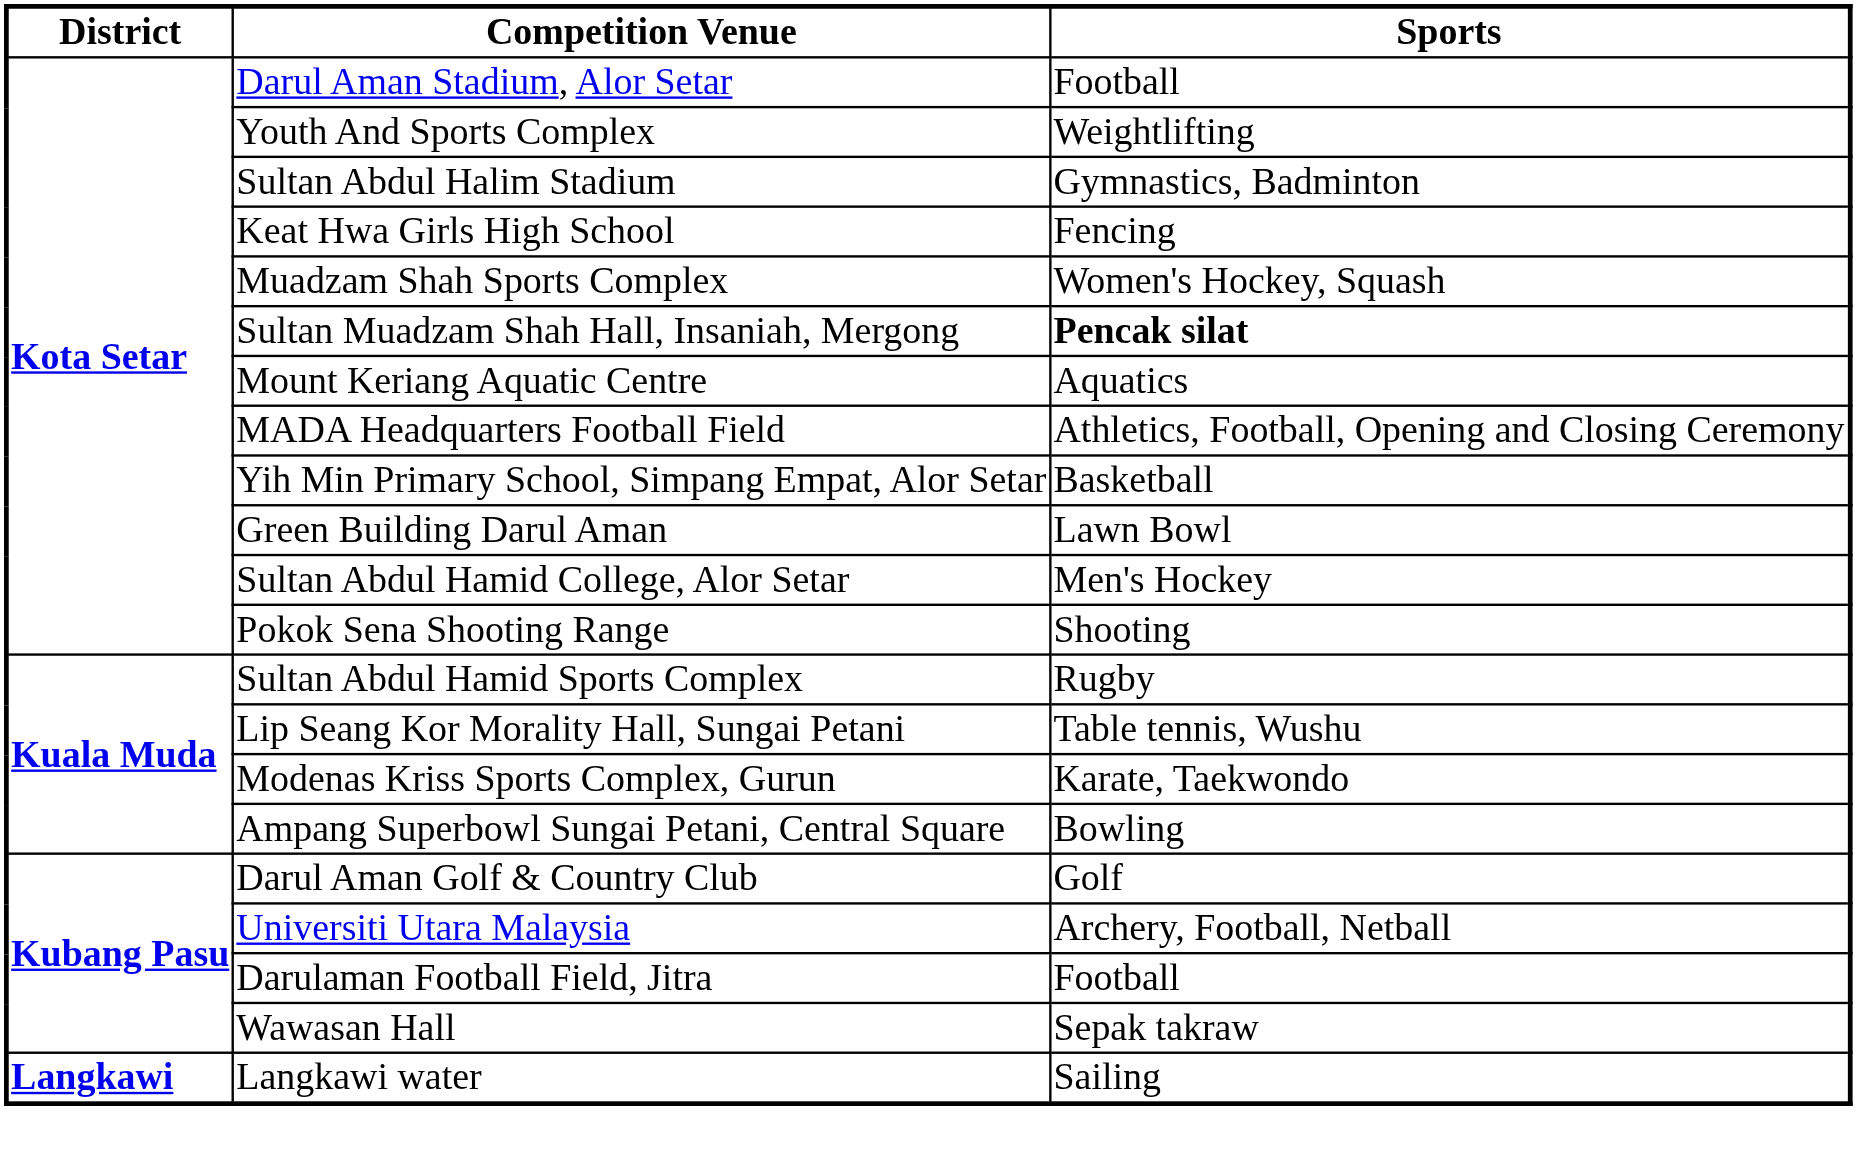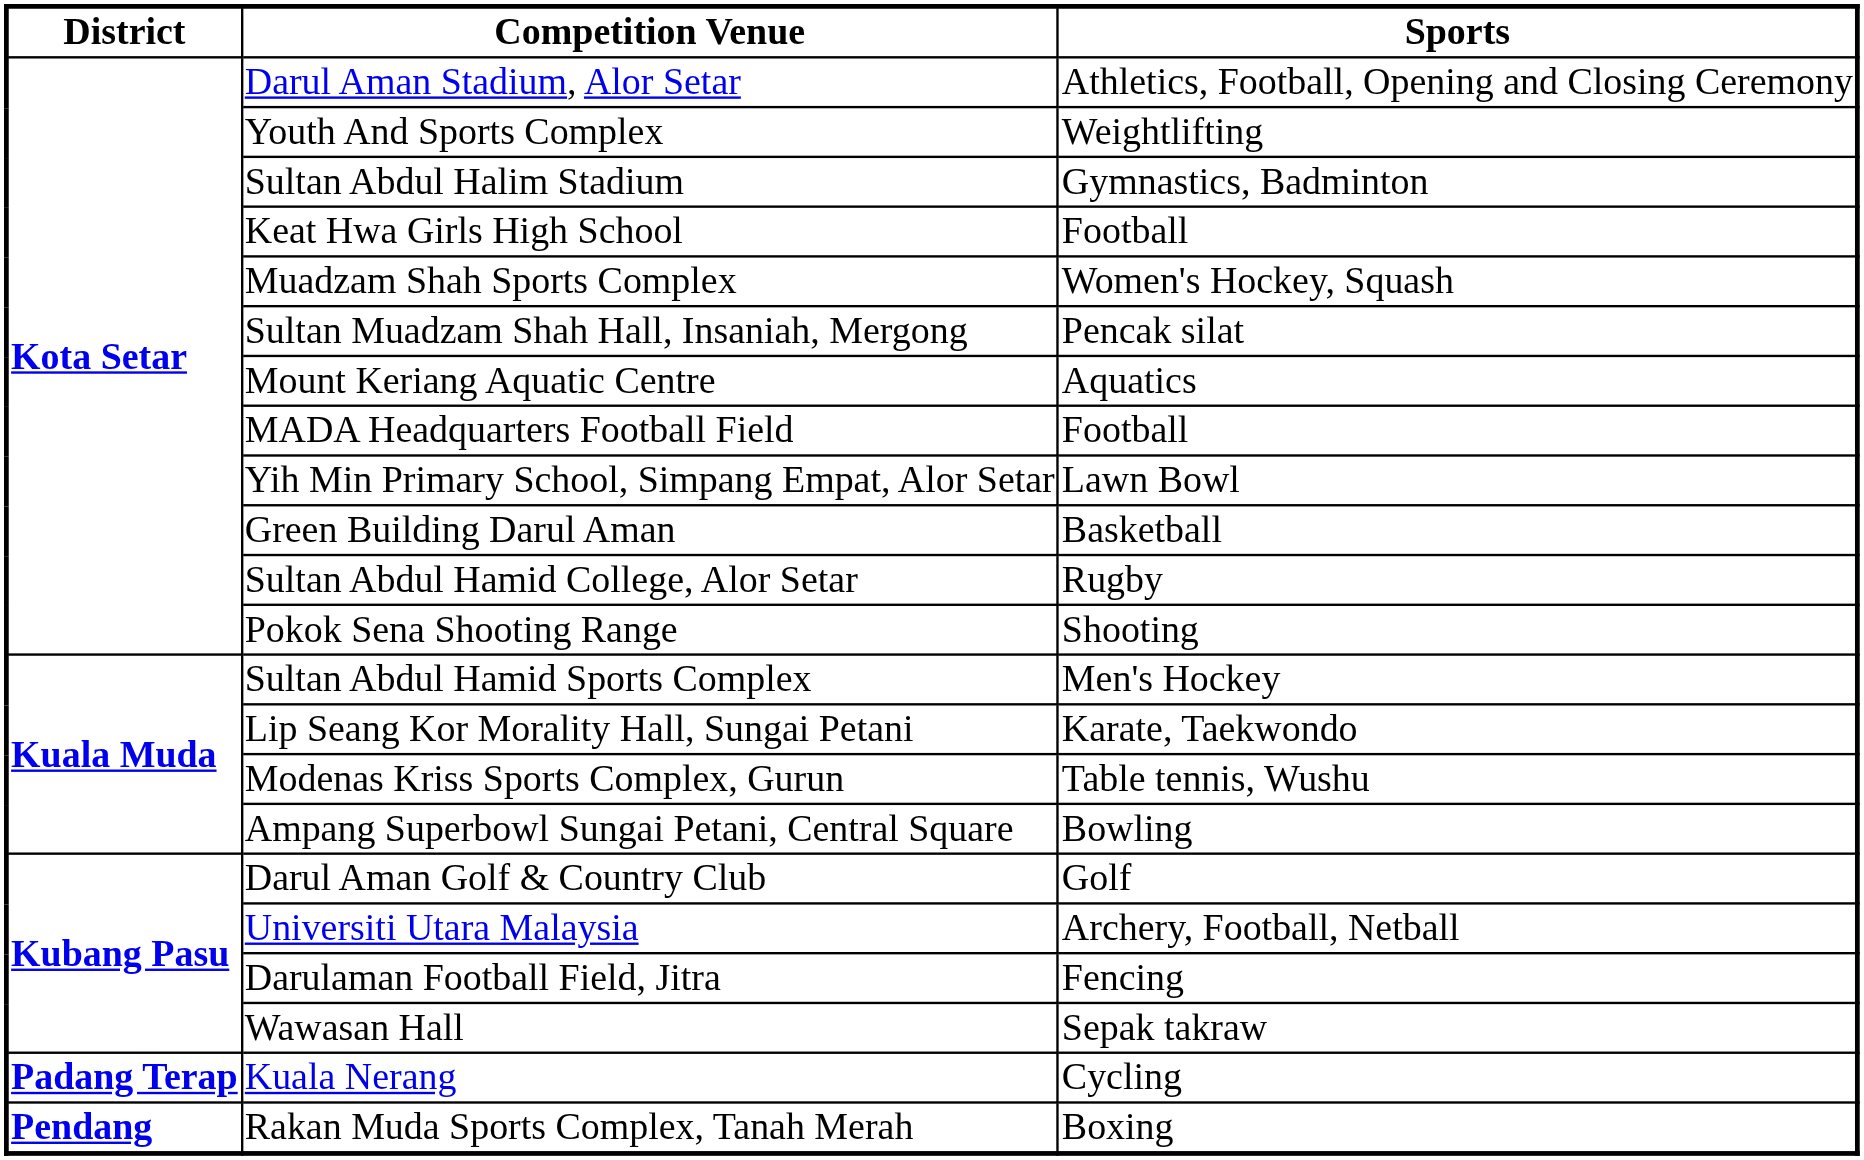(1117, 81) Football -> (1457, 81) Athletics, Football, Opening and Closing Ceremony
(1115, 230) Fencing -> (1125, 230) Football
(1151, 330) bold -> (1153, 330) normal
(1449, 429) Athletics, Football, Opening and Closing Ceremony -> (1125, 429) Football
(1134, 479) Basketball -> (1151, 479) Lawn Bowl
(1142, 529) Lawn Bowl -> (1142, 529) Basketball
(1163, 579) Men's Hockey -> (1112, 579) Rugby
(1104, 678) Rugby -> (1171, 678) Men's Hockey
(1207, 728) Table tennis, Wushu -> (1210, 728) Karate, Taekwondo
(1201, 778) Karate, Taekwondo -> (1216, 778) Table tennis, Wushu
(1117, 977) Football -> (1123, 977) Fencing
- row: (359, 1076)
+ row: (351, 1076)
+ row: (579, 1126)
